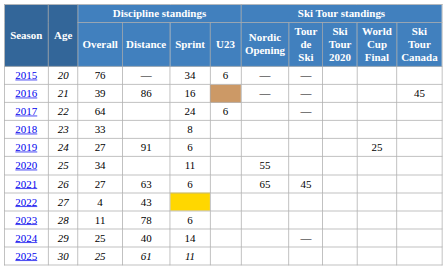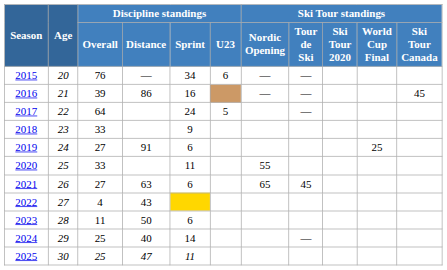(225, 111) 6 -> (225, 111) 5
(190, 129) 8 -> (190, 129) 9
(100, 165) 34 -> (100, 165) 33
(146, 220) 78 -> (146, 220) 50
(146, 256) 61 -> (146, 256) 47
